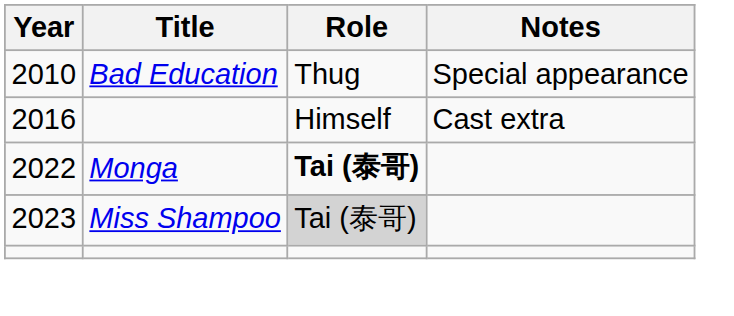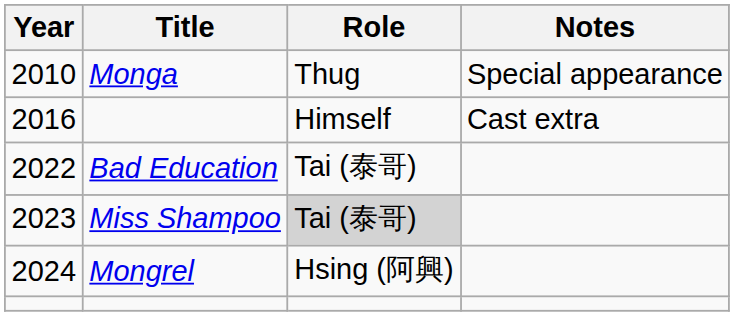(184, 73) Bad Education -> (134, 73) Monga
(134, 167) Monga -> (184, 167) Bad Education
(357, 167) bold -> (355, 167) normal
+ row: (44, 270)
